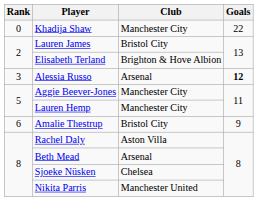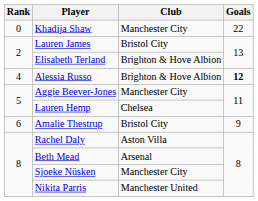(18, 76) 3 -> (18, 76) 4
(136, 76) Arsenal -> (171, 76) Brighton & Hove Albion
(154, 108) Manchester City -> (137, 108) Chelsea
(137, 172) Chelsea -> (154, 172) Manchester City
